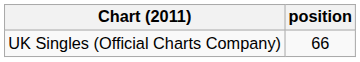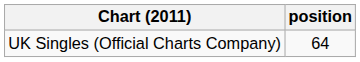(320, 43) 66 -> (320, 43) 64
